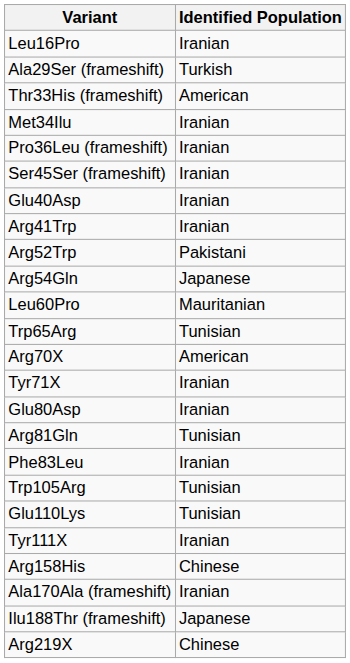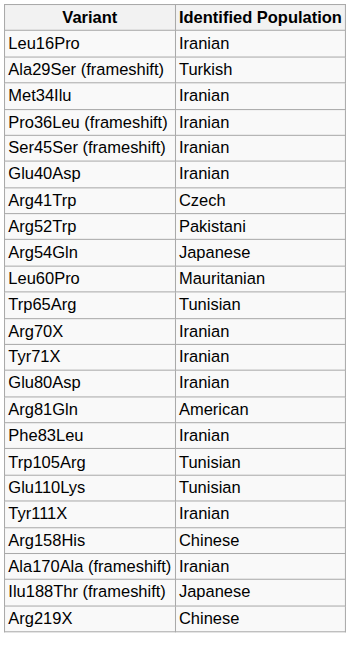- row: (86, 95)
(204, 226) Iranian -> (202, 200) Czech
(214, 357) American -> (204, 331) Iranian
(210, 435) Tunisian -> (214, 409) American
